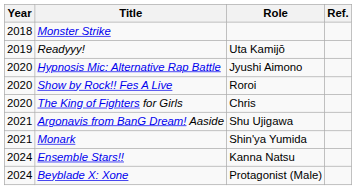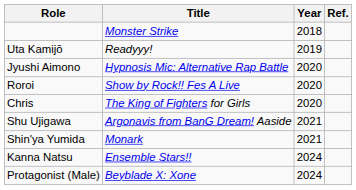columns swapped: (20, 13) <-> (276, 13)
